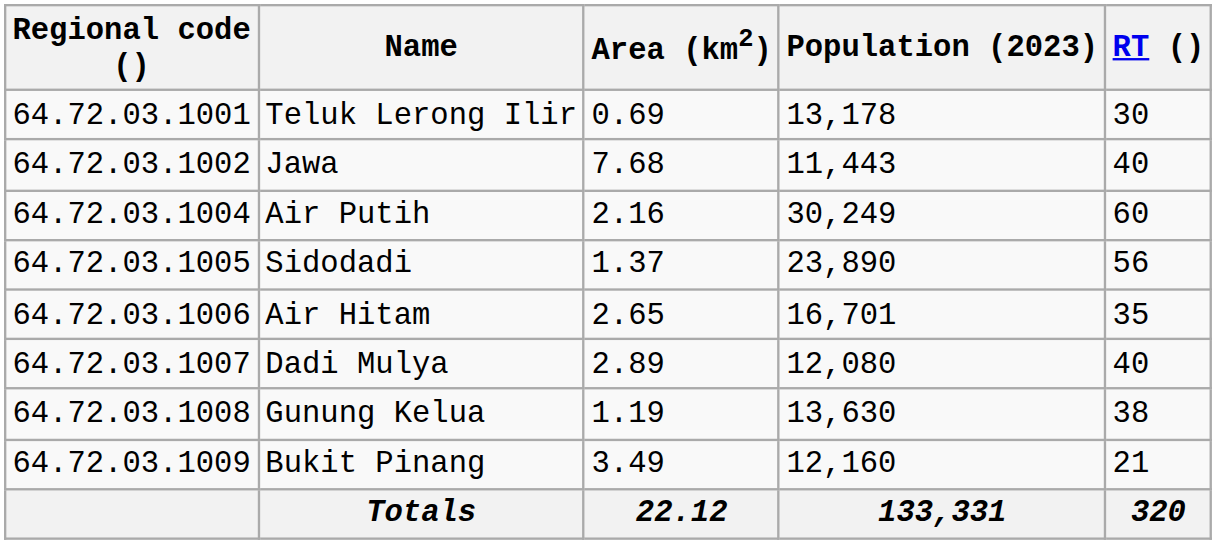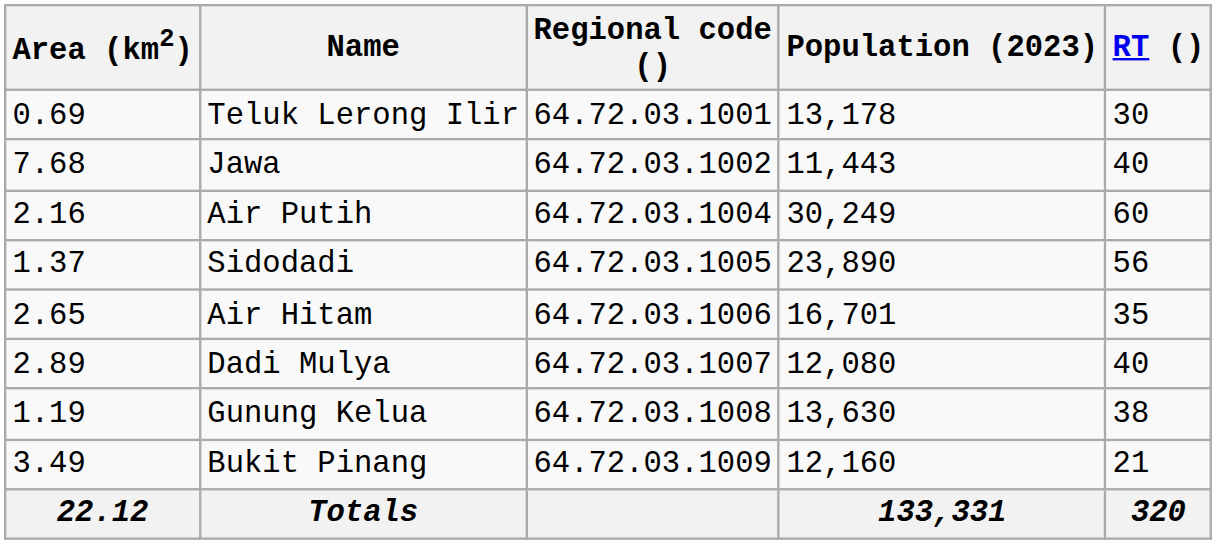columns swapped: (132, 48) <-> (682, 48)
